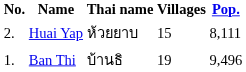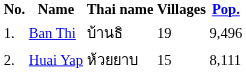rows swapped: (52, 59) <-> (56, 33)
